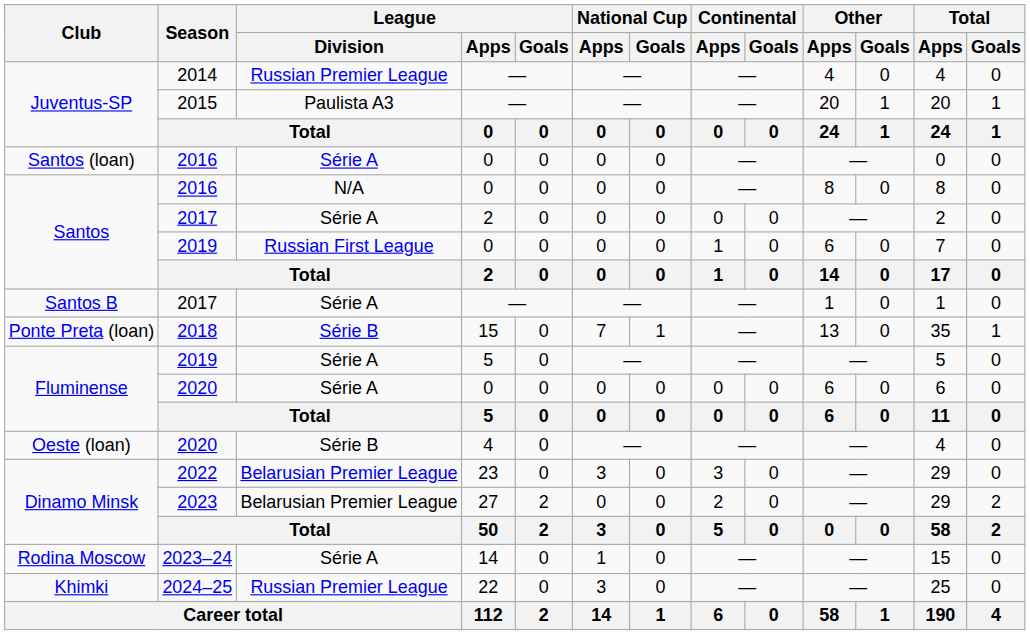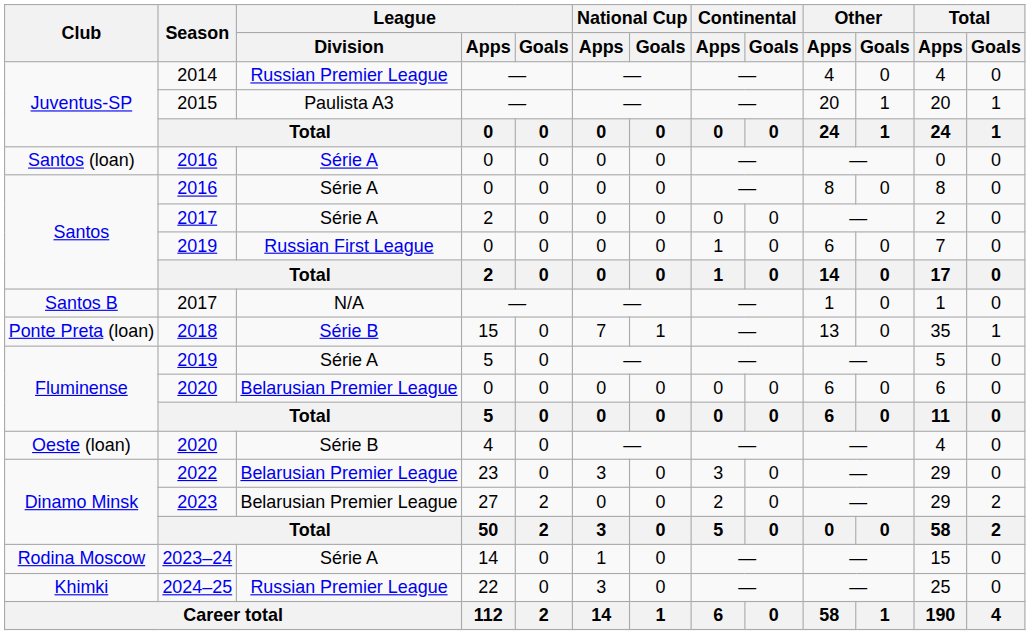(349, 189) N/A -> (349, 189) Série A
(349, 302) Série A -> (349, 302) N/A
(349, 388) Série A -> (349, 388) Belarusian Premier League
